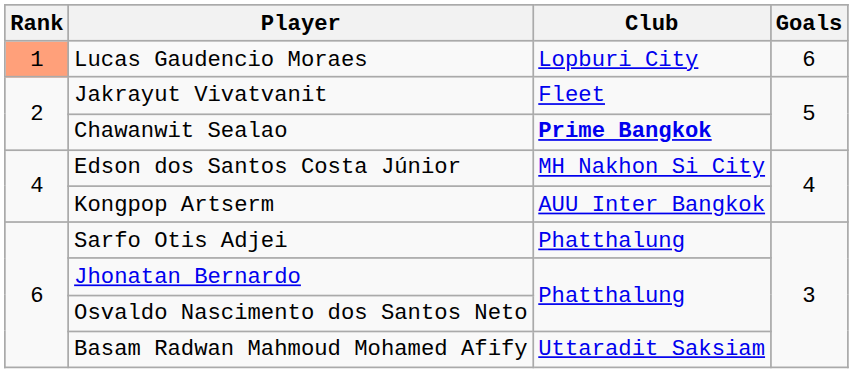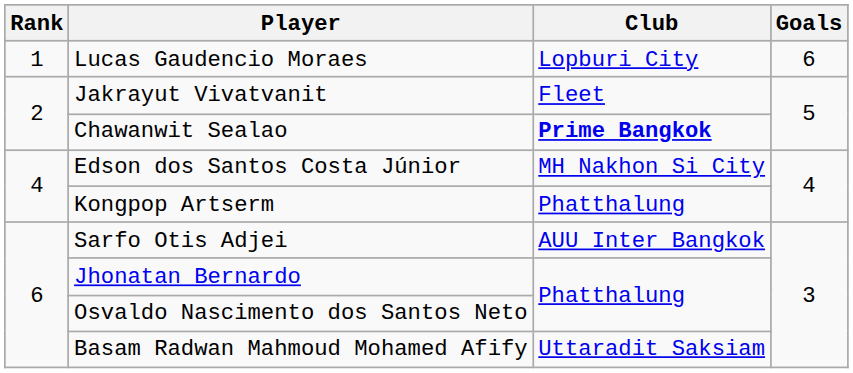(37, 59) lightsalmon background -> (37, 59) no background
(652, 204) AUU Inter Bangkok -> (612, 204) Phatthalung
(612, 240) Phatthalung -> (652, 240) AUU Inter Bangkok
